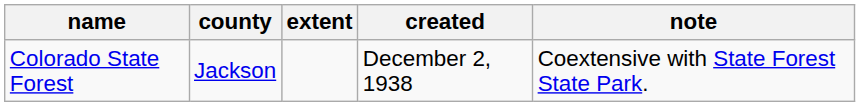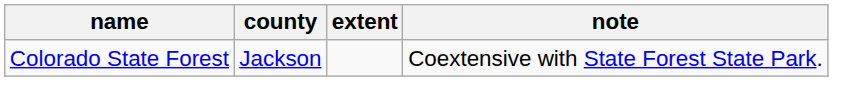- column: (445, 22)
